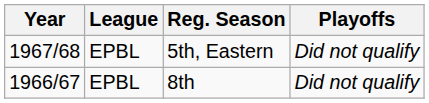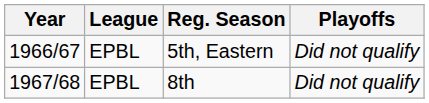(45, 51) 1967/68 -> (45, 51) 1966/67
(45, 82) 1966/67 -> (45, 82) 1967/68
